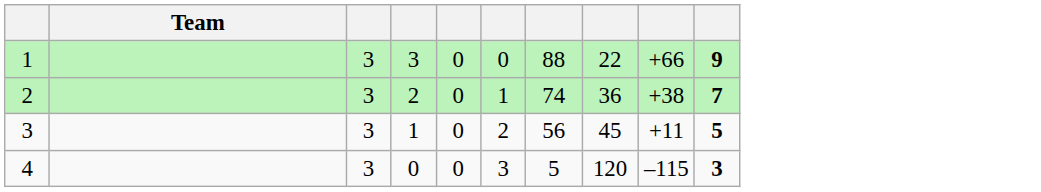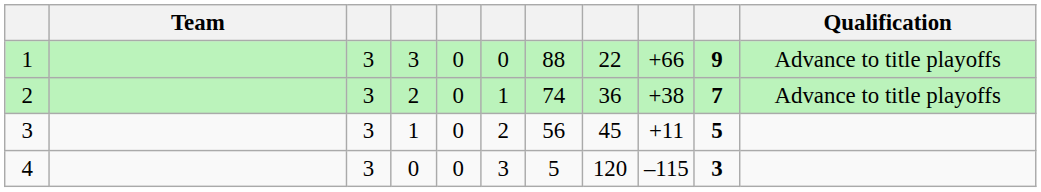+ column: (888, 22)
